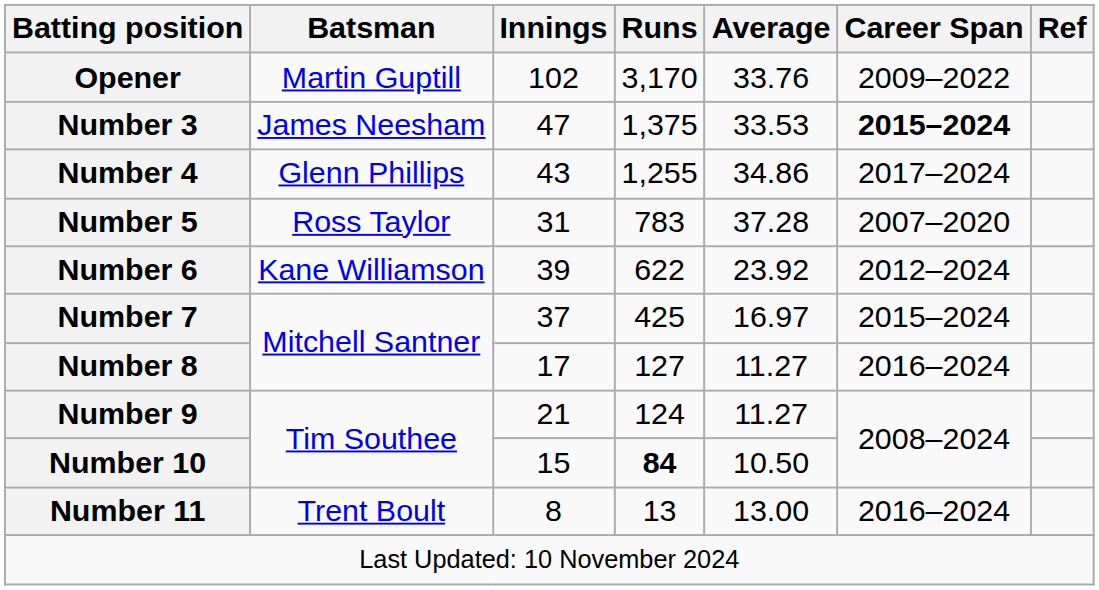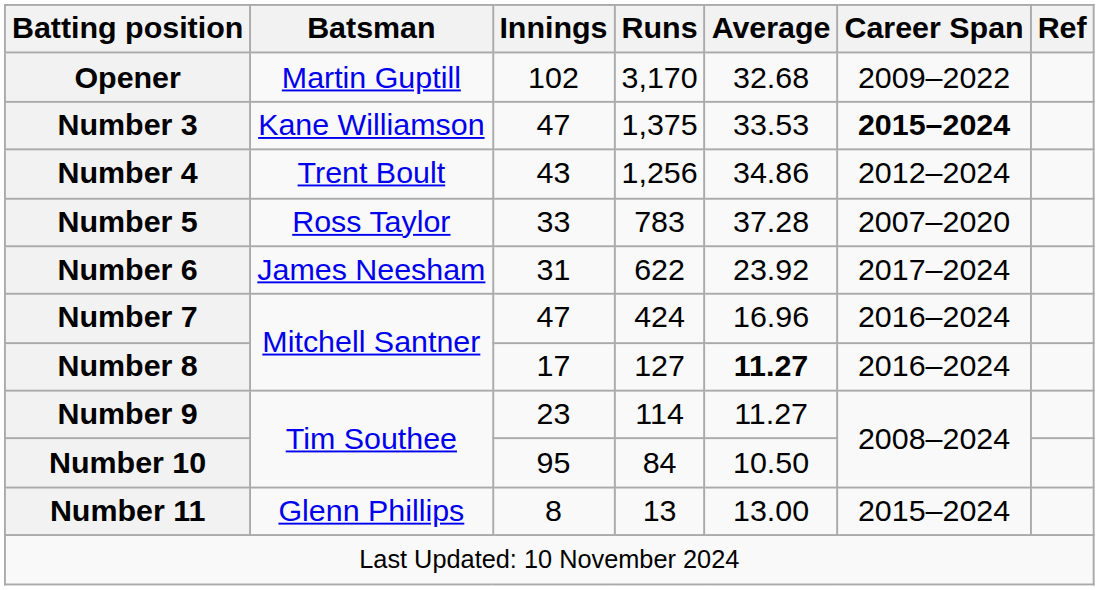(771, 76) 33.76 -> (771, 76) 32.68
(371, 125) James Neesham -> (371, 125) Kane Williamson
(371, 173) Glenn Phillips -> (371, 173) Trent Boult
(660, 173) 1,255 -> (660, 173) 1,256
(934, 173) 2017–2024 -> (934, 173) 2012–2024
(553, 221) 31 -> (553, 221) 33
(371, 269) Kane Williamson -> (371, 269) James Neesham
(553, 269) 39 -> (553, 269) 31
(934, 269) 2012–2024 -> (934, 269) 2017–2024
(553, 317) 37 -> (553, 317) 47
(660, 317) 425 -> (660, 317) 424
(771, 317) 16.97 -> (771, 317) 16.96
(934, 317) 2015–2024 -> (934, 317) 2016–2024
(771, 366) normal -> (771, 366) bold
(553, 414) 21 -> (553, 414) 23
(660, 414) 124 -> (660, 414) 114
(553, 462) 15 -> (553, 462) 95
(660, 462) bold -> (660, 462) normal
(371, 510) Trent Boult -> (371, 510) Glenn Phillips
(934, 510) 2016–2024 -> (934, 510) 2015–2024
